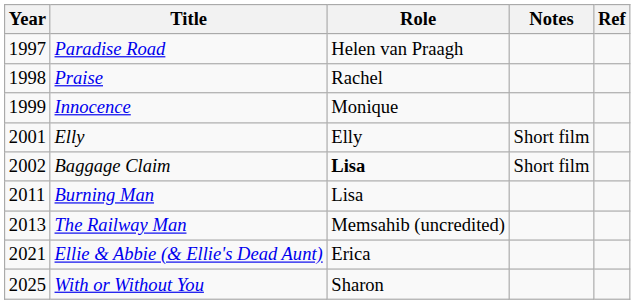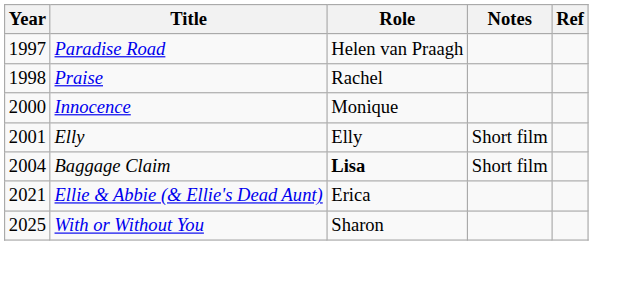(27, 107) 1999 -> (27, 107) 2000
(27, 166) 2002 -> (27, 166) 2004
- row: (104, 195)
- row: (121, 225)
